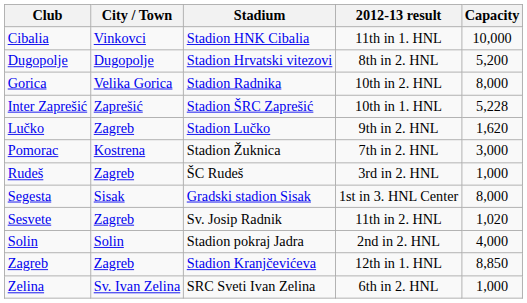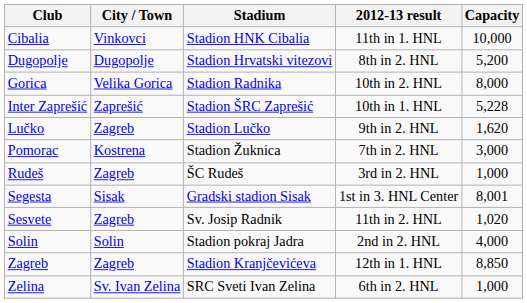(492, 196) 8,000 -> (492, 196) 8,001
